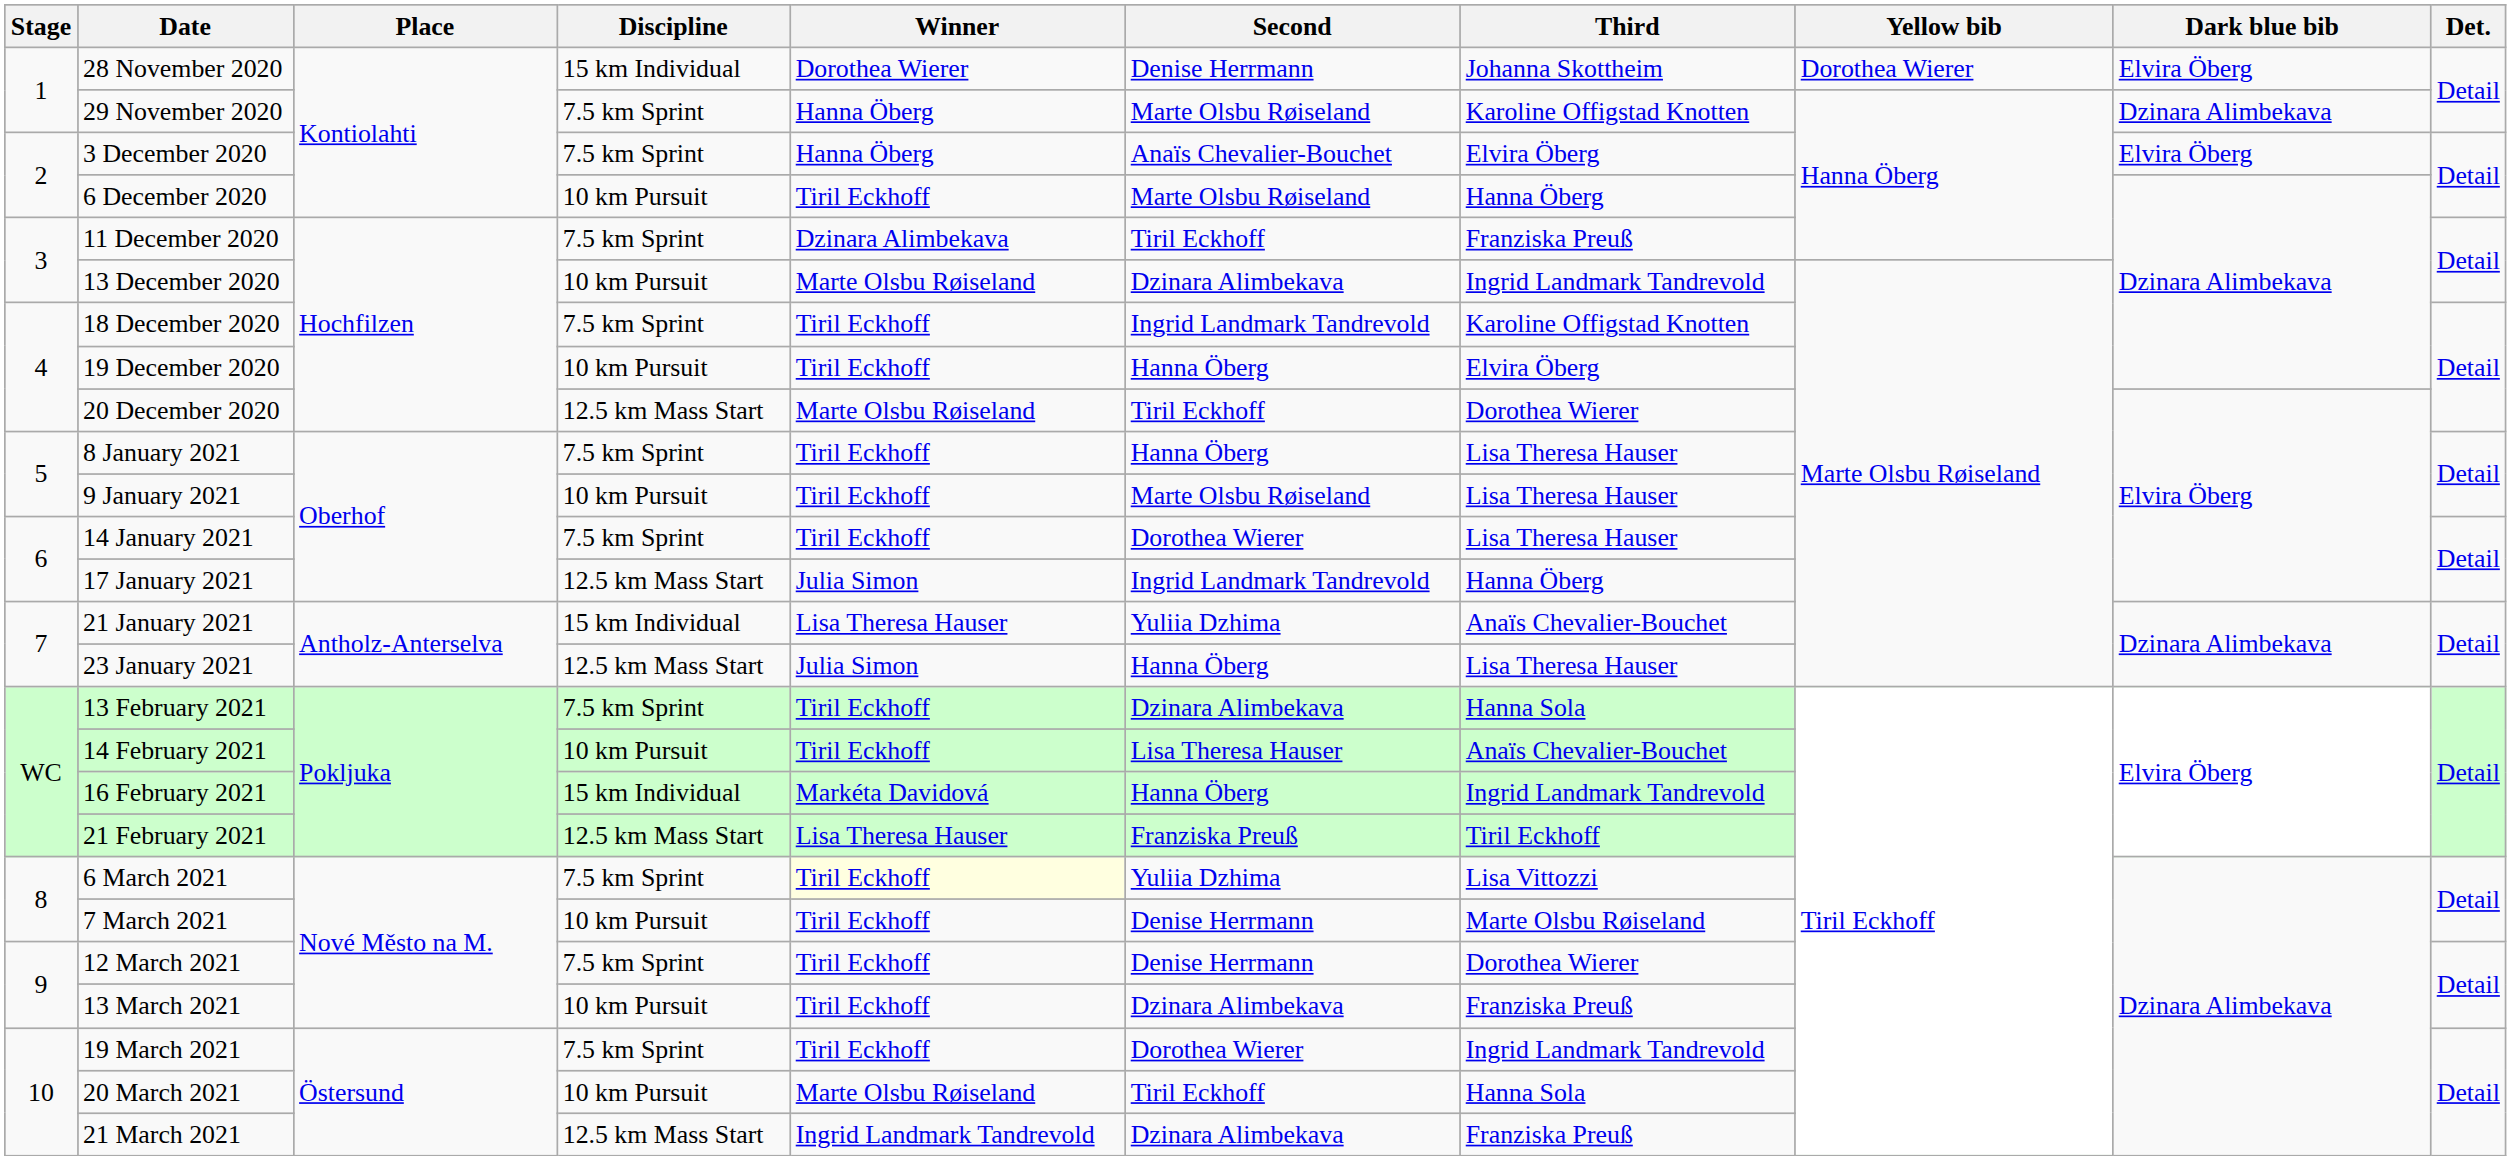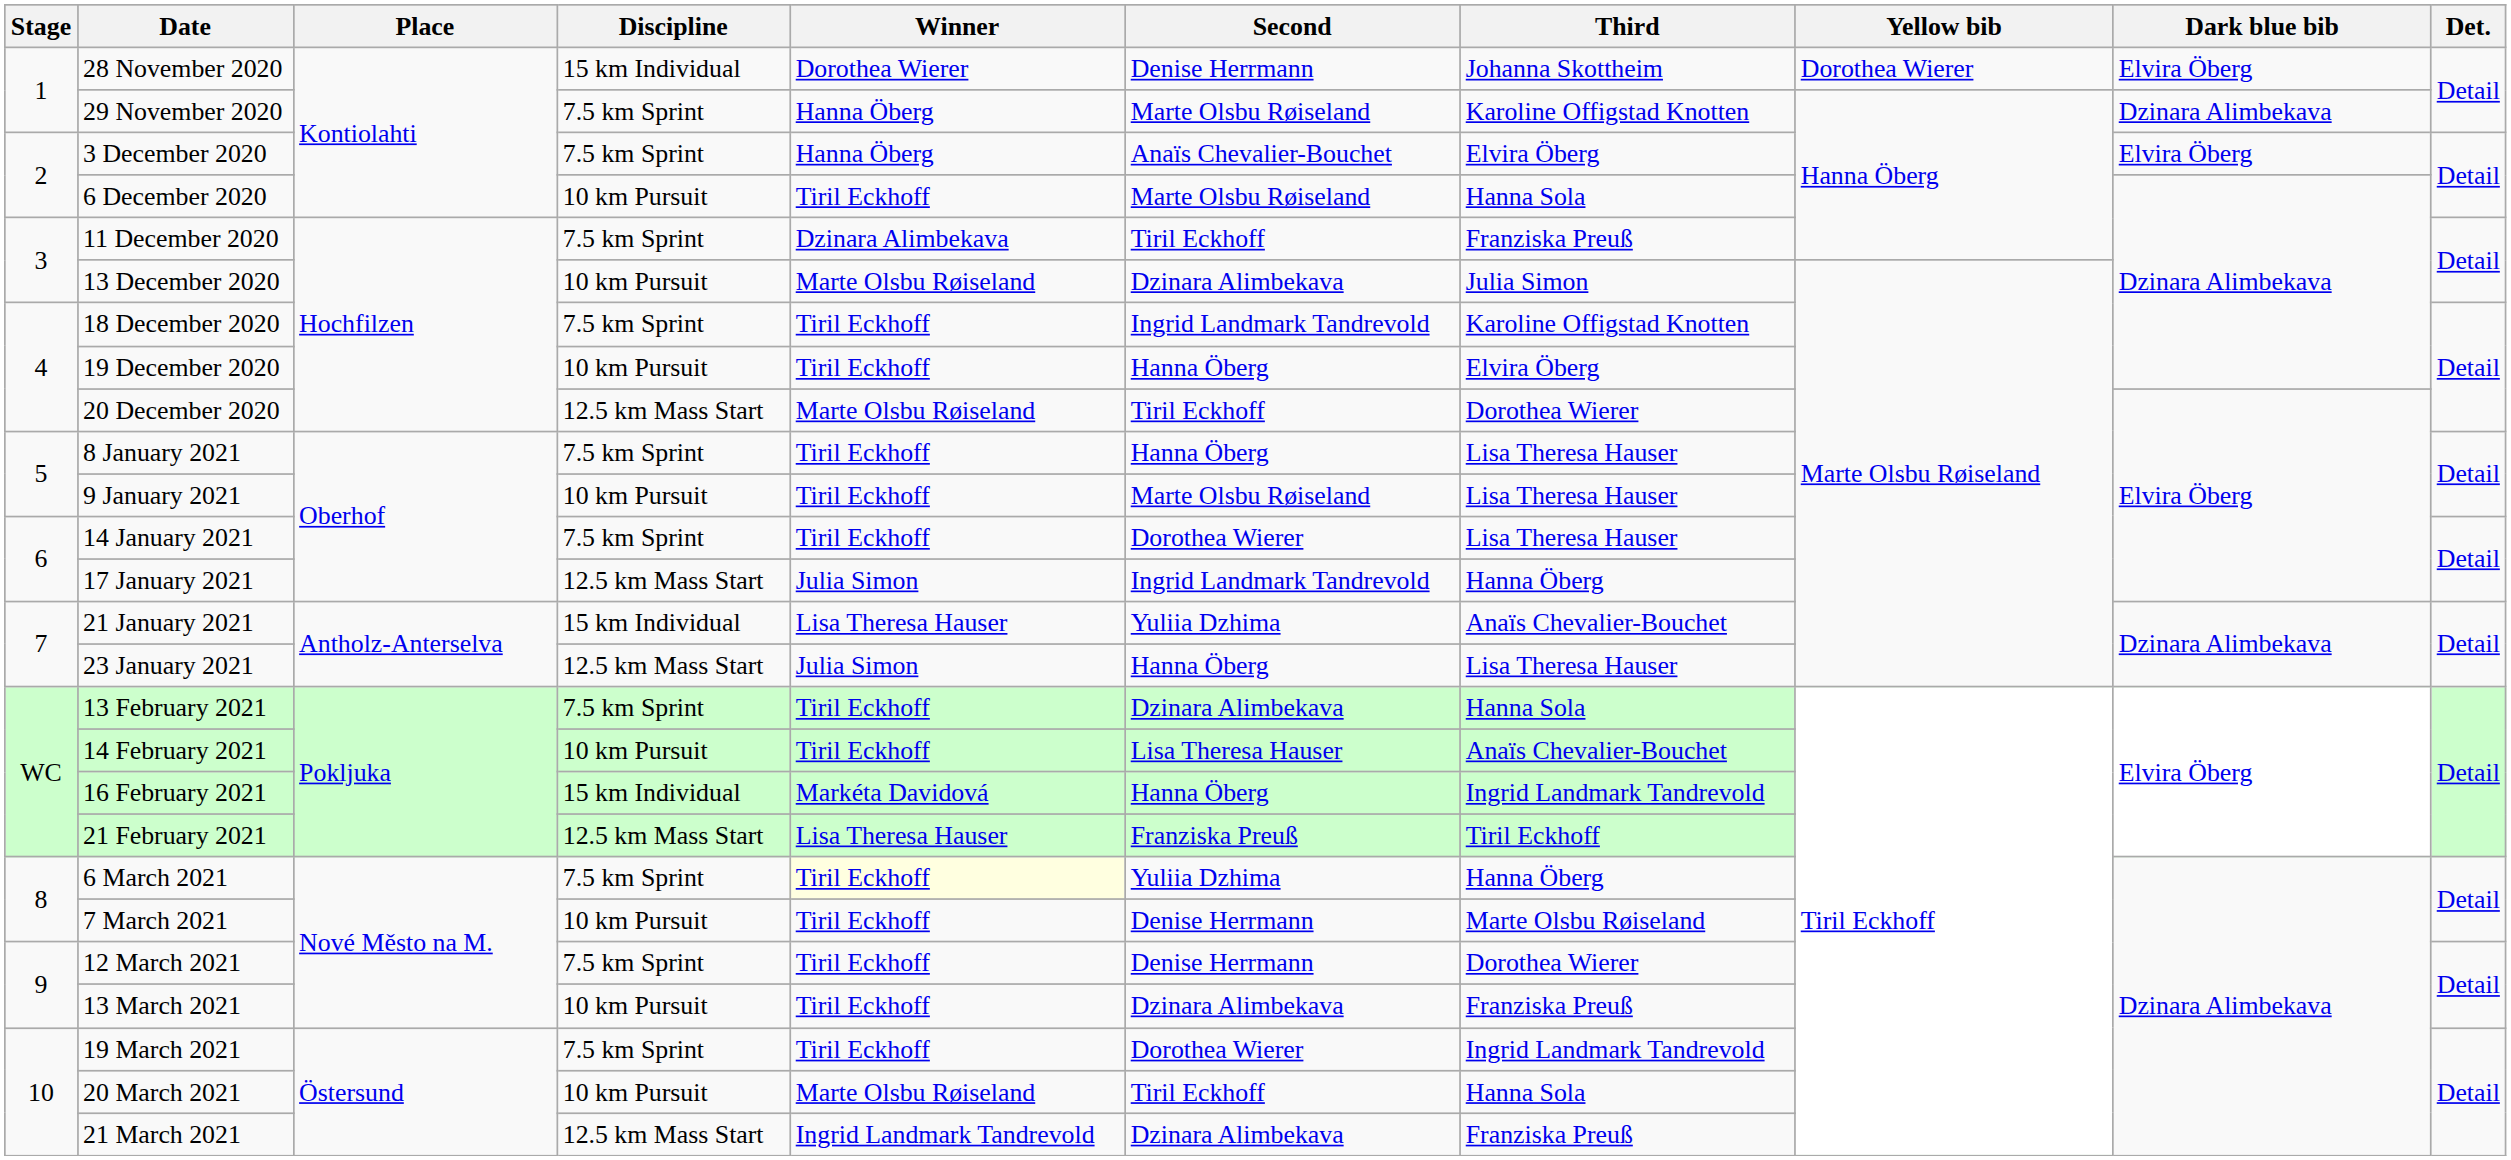(1535, 196) Hanna Öberg -> (1526, 196) Hanna Sola
(1615, 281) Ingrid Landmark Tandrevold -> (1527, 281) Julia Simon
(1532, 878) Lisa Vittozzi -> (1535, 878) Hanna Öberg
